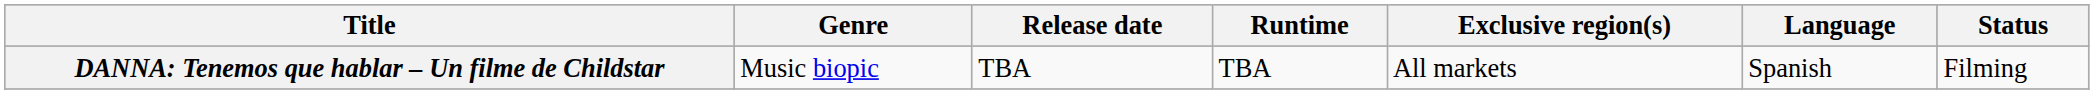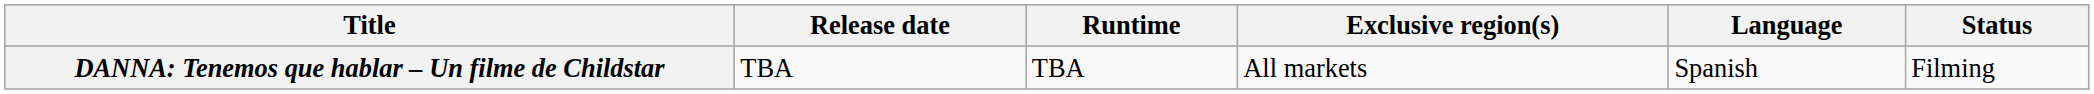- column: (853, 25)
